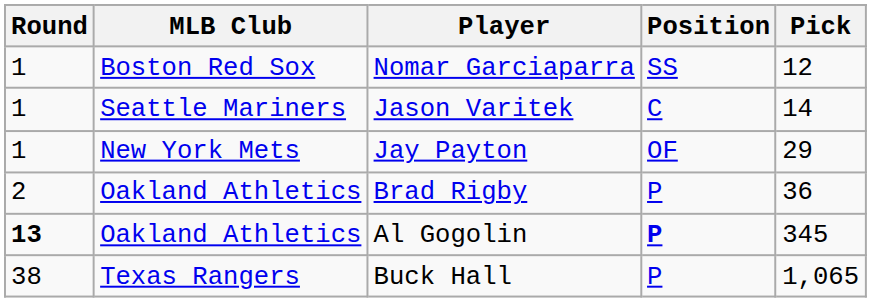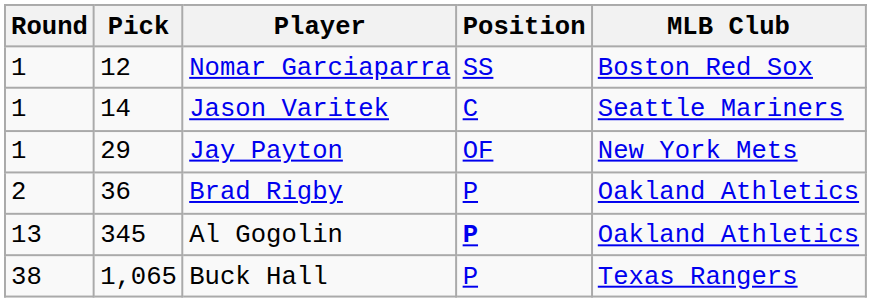columns swapped: (821, 26) <-> (231, 26)
(26, 235) bold -> (26, 235) normal
